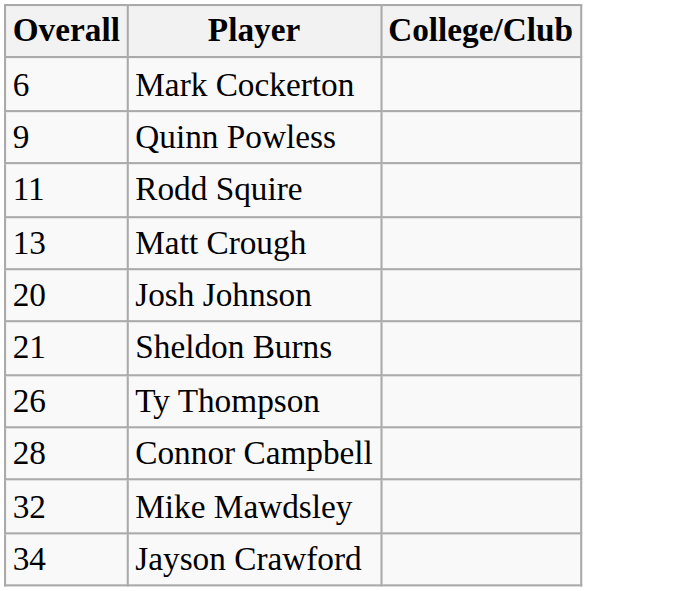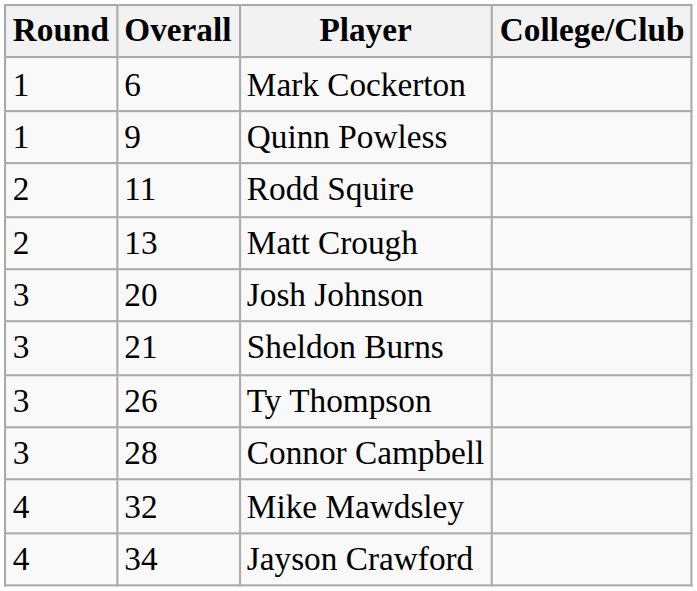+ column: (61, 30)
